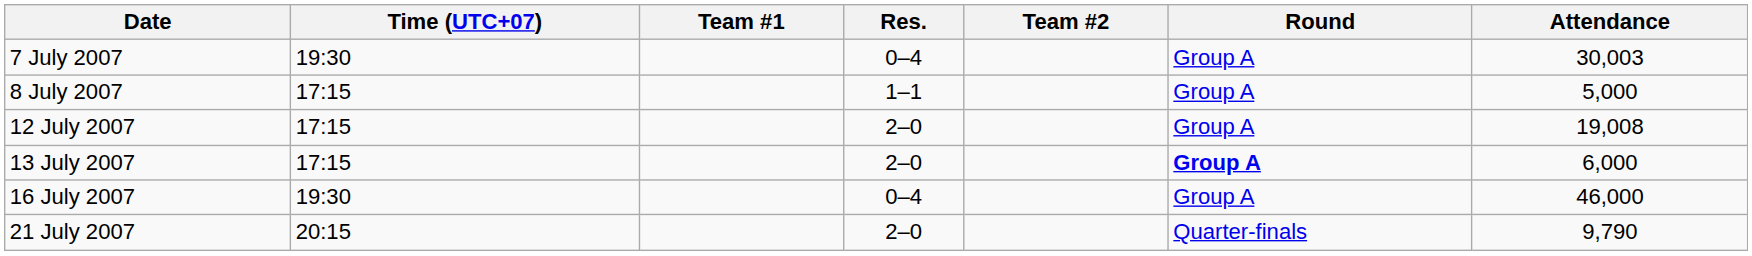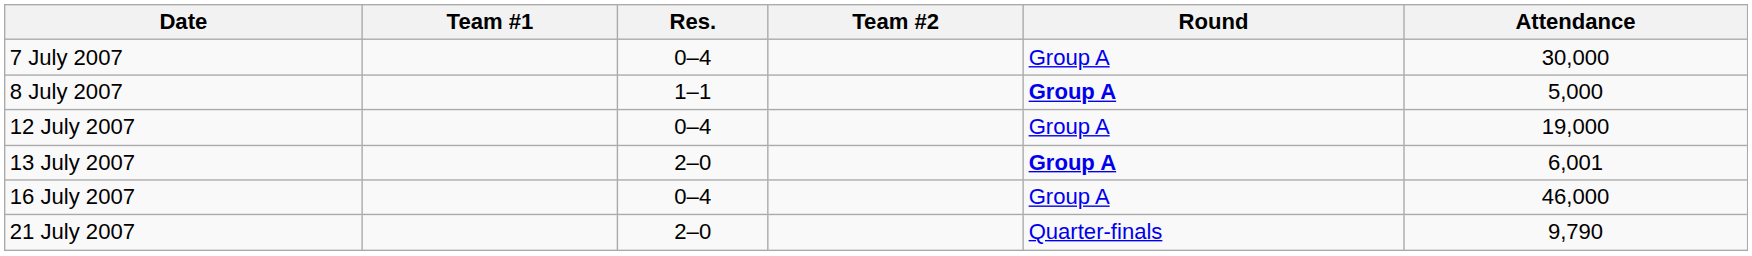- column: (465, 22)
(1610, 57) 30,003 -> (1575, 57) 30,000
(1214, 92) normal -> (1072, 92) bold
(904, 127) 2–0 -> (693, 127) 0–4
(1610, 127) 19,008 -> (1575, 127) 19,000
(1610, 162) 6,000 -> (1576, 162) 6,001
